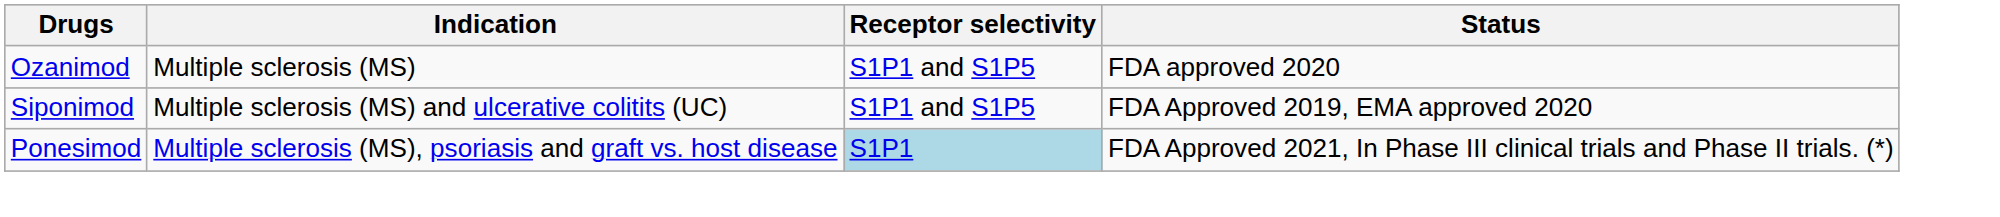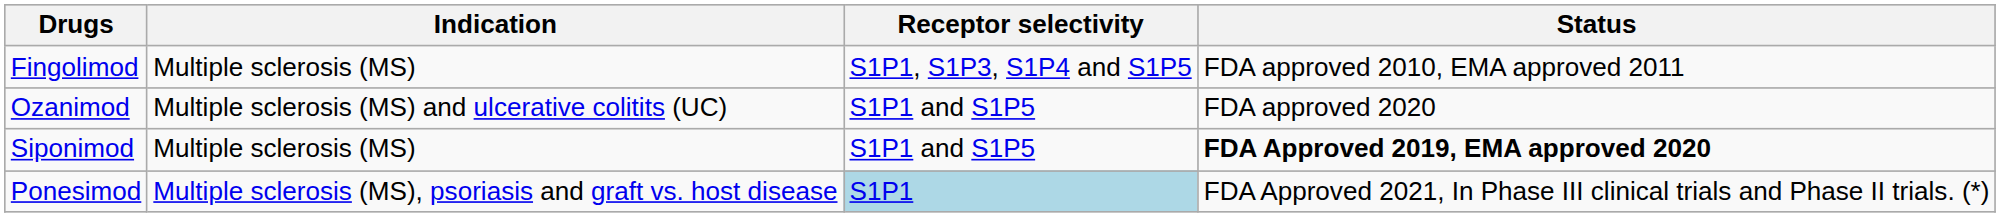+ row: (75, 66)
(284, 66) Multiple sclerosis (MS) -> (440, 107) Multiple sclerosis (MS) and ulcerative colitits (UC)
(440, 107) Multiple sclerosis (MS) and ulcerative colitits (UC) -> (284, 149) Multiple sclerosis (MS)
(1350, 107) normal -> (1457, 149) bold
